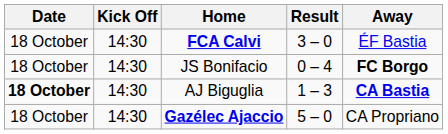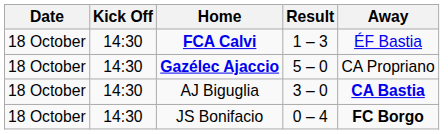(315, 41) 3 – 0 -> (310, 41) 1 – 3
rows swapped: (224, 66) <-> (224, 116)
(49, 91) bold -> (47, 91) normal
(315, 91) 1 – 3 -> (310, 91) 3 – 0
